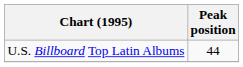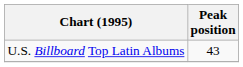(213, 51) 44 -> (213, 51) 43
